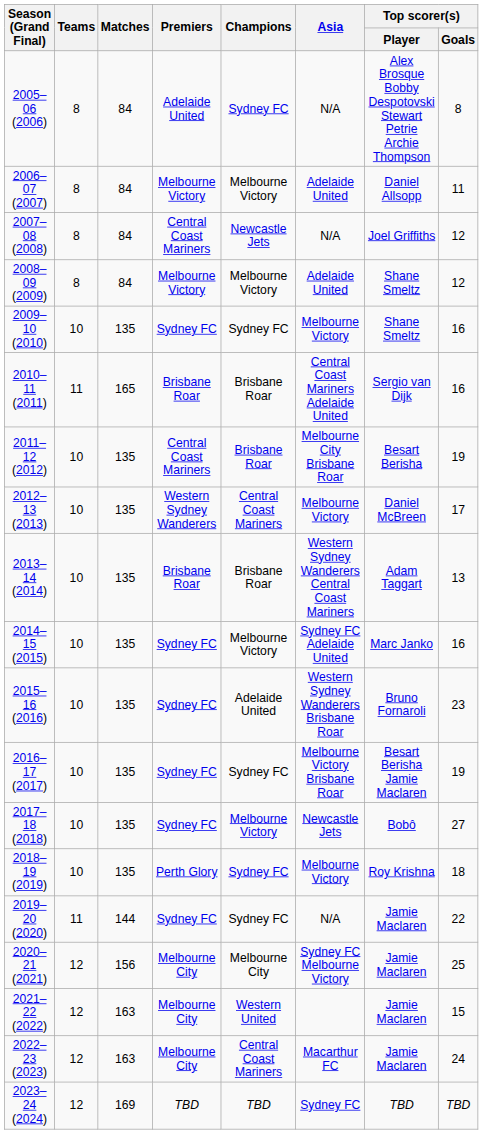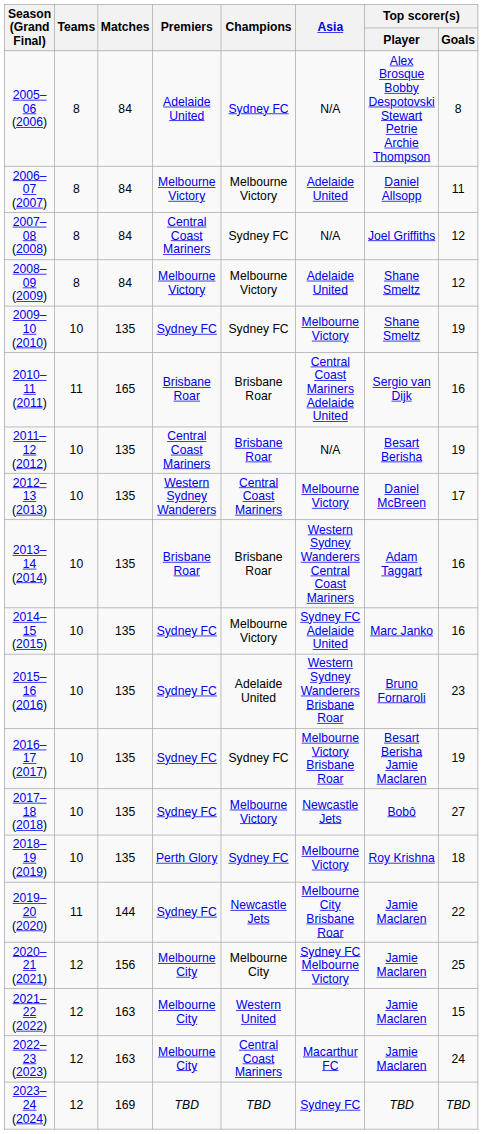(259, 236) Newcastle Jets -> (259, 236) Sydney FC
(458, 329) 16 -> (458, 329) 19
(330, 456) Melbourne City Brisbane Roar -> (330, 450) N/A
(458, 577) 13 -> (458, 563) 16
(259, 919) Sydney FC -> (259, 912) Newcastle Jets
(330, 919) N/A -> (330, 912) Melbourne City Brisbane Roar
